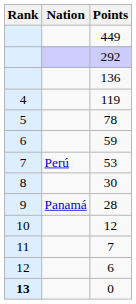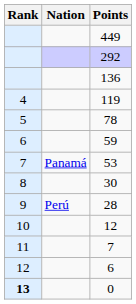(57, 162) Perú -> (66, 162) Panamá
(66, 204) Panamá -> (57, 204) Perú
